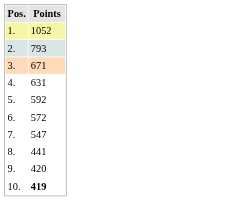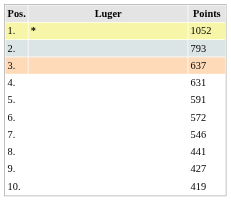+ column: (108, 13)
(39, 65) 671 -> (198, 65) 637
(39, 100) 592 -> (198, 100) 591
(39, 134) 547 -> (198, 134) 546
(39, 169) 420 -> (198, 169) 427
(39, 186) bold -> (198, 186) normal
